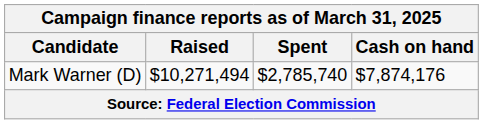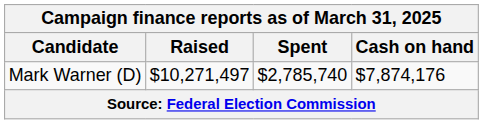(200, 75) $10,271,494 -> (200, 75) $10,271,497
